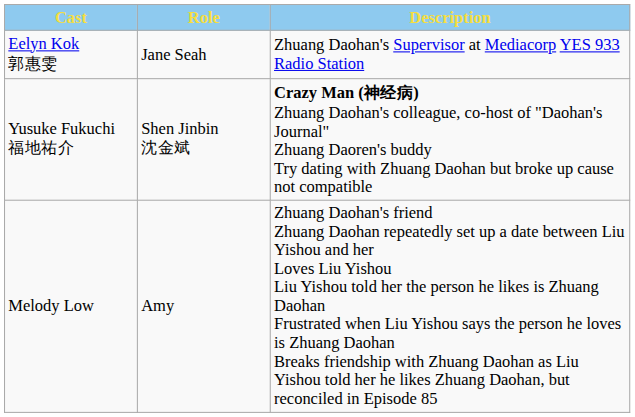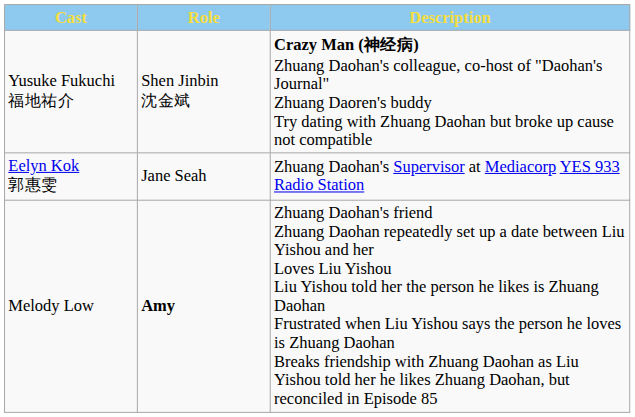rows swapped: (44, 53) <-> (62, 138)
(158, 306) normal -> (158, 306) bold
